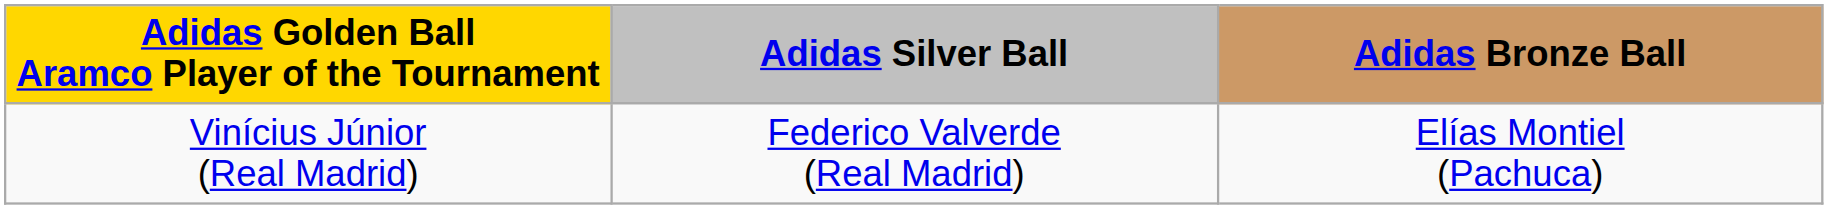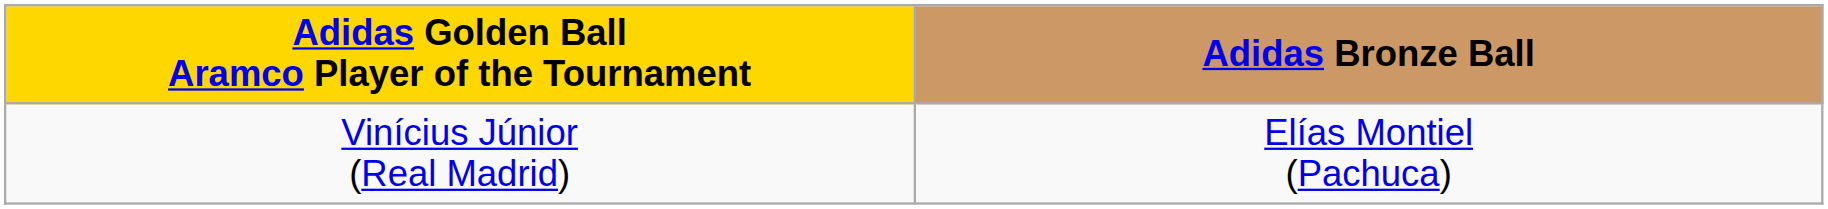- column: (914, 53)
